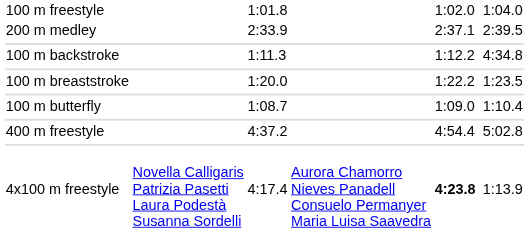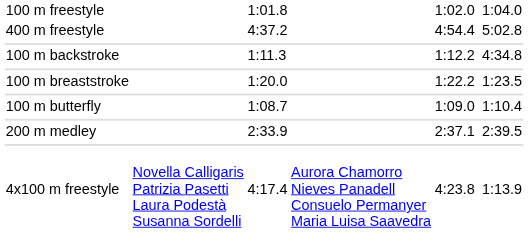rows swapped: (55, 131) <-> (51, 30)
(455, 189) bold -> (455, 189) normal
